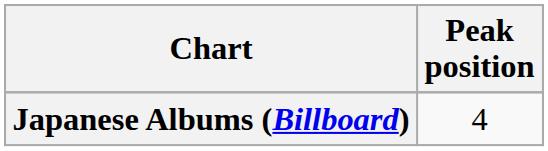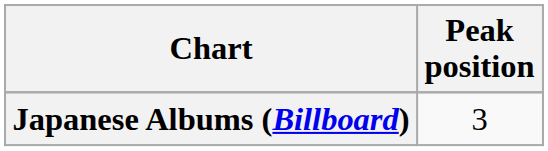(480, 118) 4 -> (480, 118) 3
